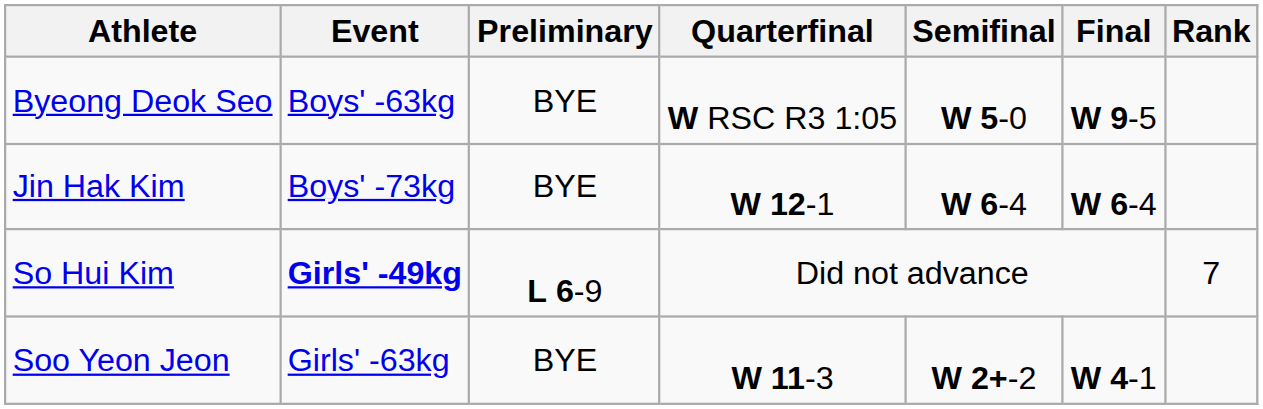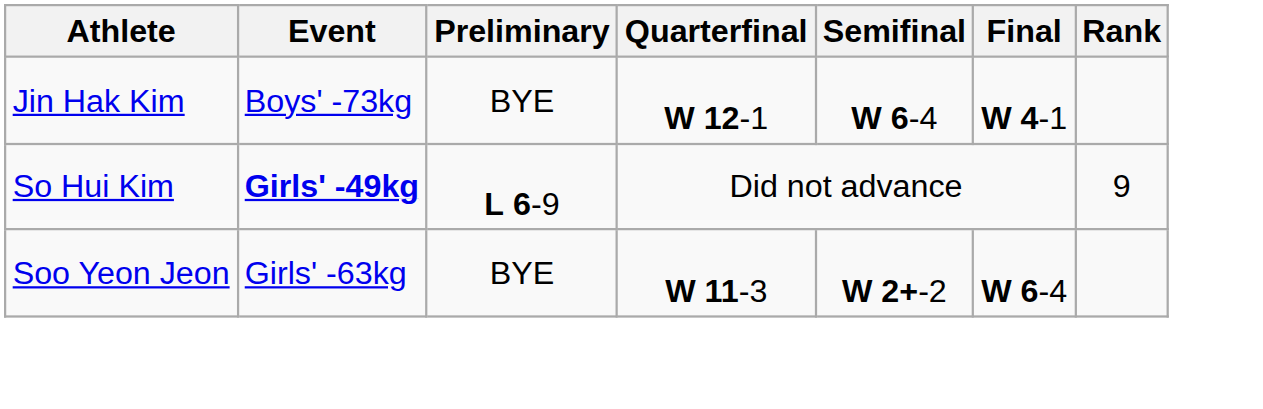- row: (143, 100)
(1114, 205) W 6-4 -> (1024, 118) W 4-1
(1211, 273) 7 -> (1122, 187) 9
(1114, 378) W 4-1 -> (1024, 291) W 6-4
